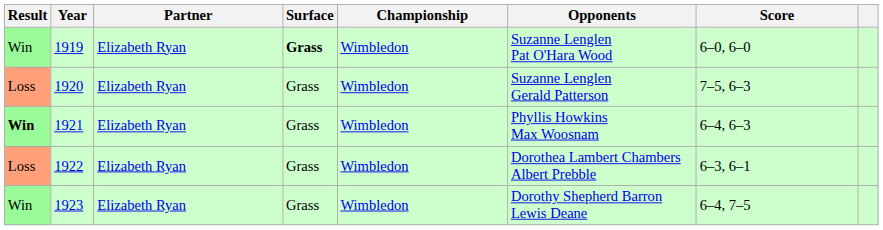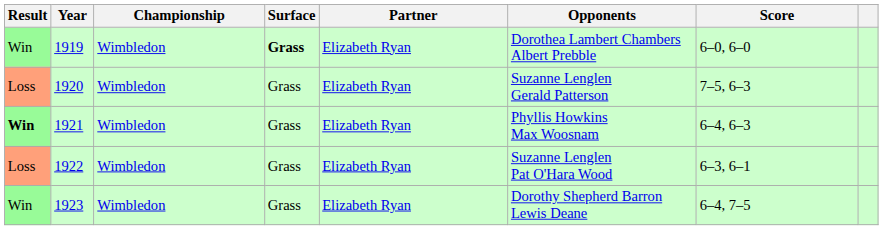columns swapped: (422, 16) <-> (188, 16)
(562, 47) Suzanne Lenglen Pat O'Hara Wood -> (596, 47) Dorothea Lambert Chambers Albert Prebble
(596, 165) Dorothea Lambert Chambers Albert Prebble -> (562, 165) Suzanne Lenglen Pat O'Hara Wood
